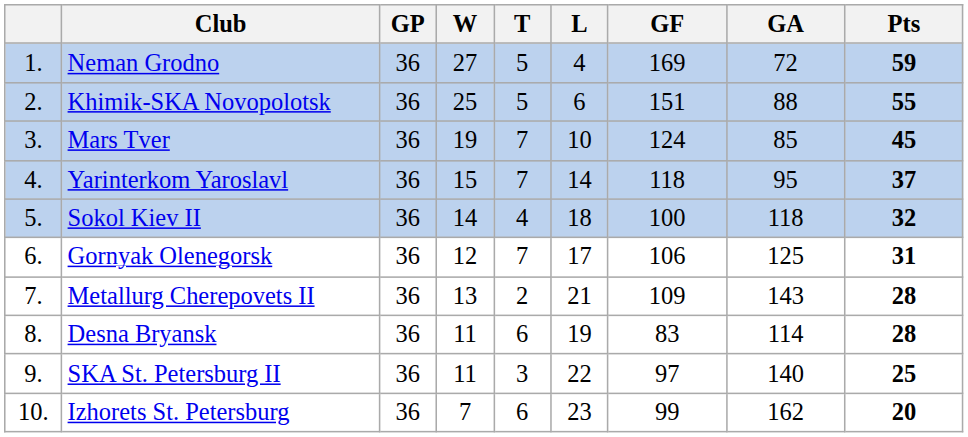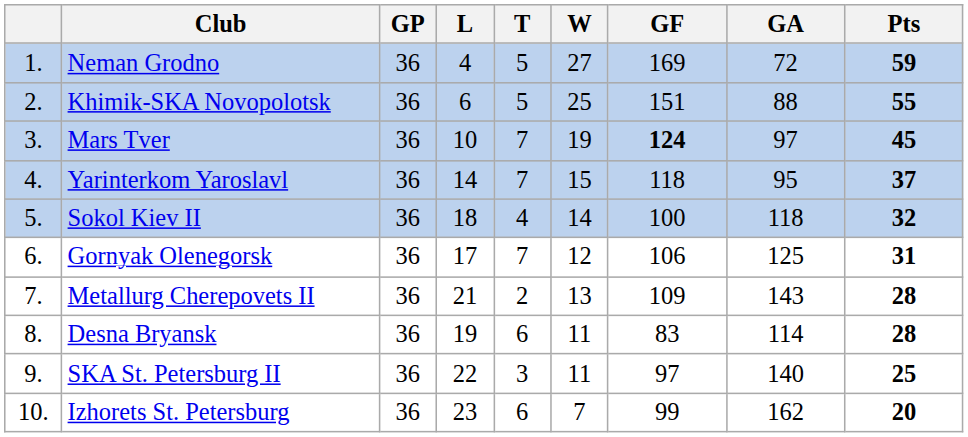columns swapped: (465, 23) <-> (579, 23)
(667, 140) normal -> (667, 140) bold
(786, 140) 85 -> (786, 140) 97
